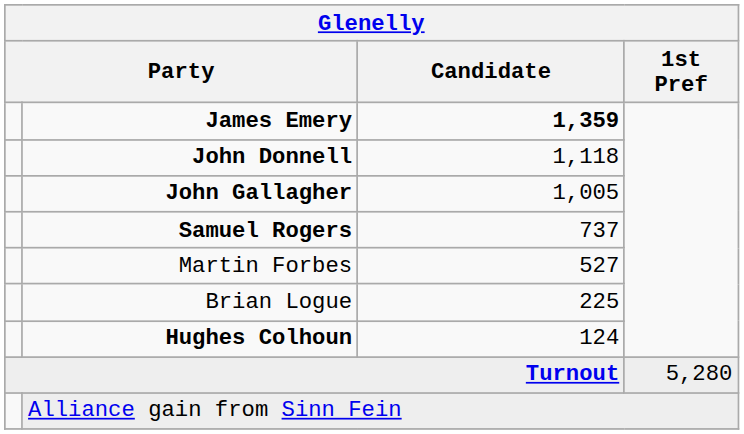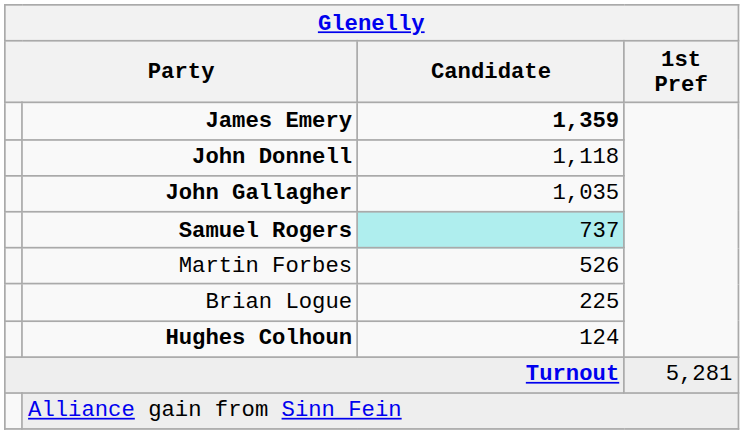(586, 194) 1,005 -> (586, 194) 1,035
(599, 230) no background -> (599, 230) paleturquoise background
(599, 266) 527 -> (599, 266) 526
(699, 375) 5,280 -> (699, 375) 5,281
